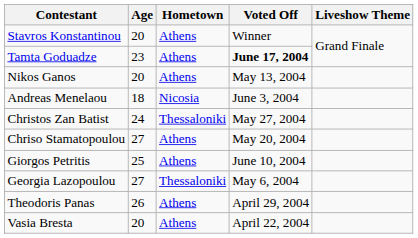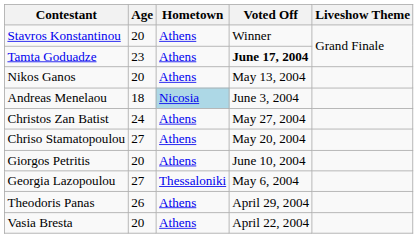(179, 98) no background -> (179, 98) lightblue background
(193, 118) Thessaloniki -> (178, 118) Athens
(138, 160) 25 -> (138, 160) 20
